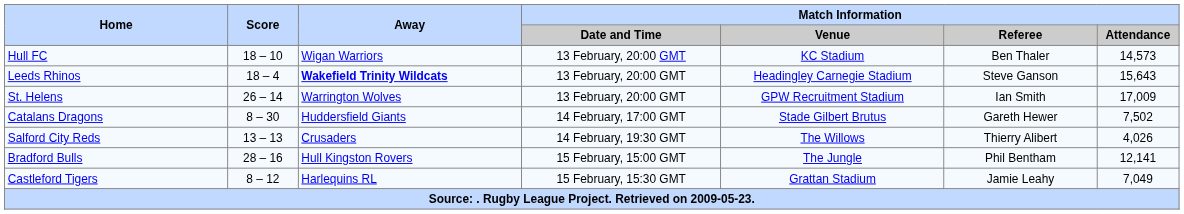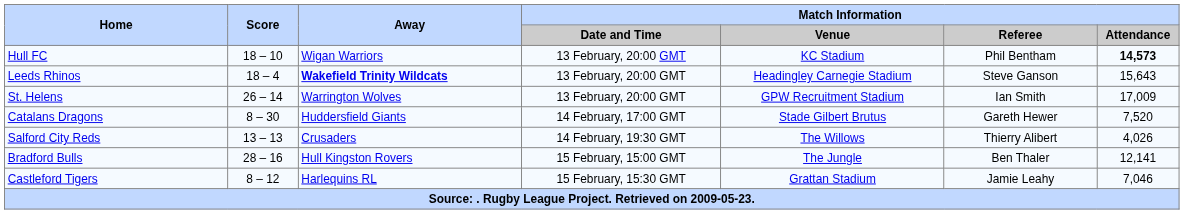(1020, 56) Ben Thaler -> (1020, 56) Phil Bentham
(1138, 56) normal -> (1138, 56) bold
(1138, 117) 7,502 -> (1138, 117) 7,520
(1020, 158) Phil Bentham -> (1020, 158) Ben Thaler
(1138, 178) 7,049 -> (1138, 178) 7,046
